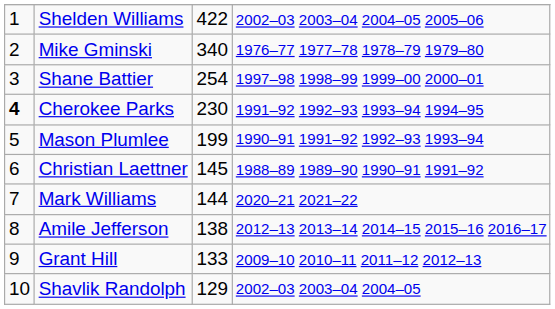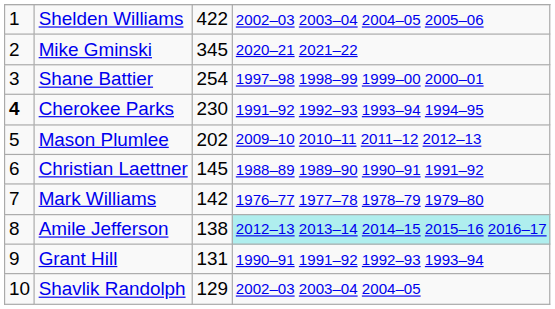(212, 49) 340 -> (212, 49) 345
(360, 50) 1976–77 1977–78 1978–79 1979–80 -> (297, 50) 2020–21 2021–22
(212, 139) 199 -> (212, 139) 202
(360, 139) 1990–91 1991–92 1992–93 1993–94 -> (359, 139) 2009–10 2010–11 2011–12 2012–13
(212, 199) 144 -> (212, 199) 142
(297, 199) 2020–21 2021–22 -> (360, 199) 1976–77 1977–78 1978–79 1979–80
(391, 229) no background -> (391, 229) paleturquoise background
(212, 259) 133 -> (212, 259) 131
(359, 259) 2009–10 2010–11 2011–12 2012–13 -> (360, 259) 1990–91 1991–92 1992–93 1993–94
